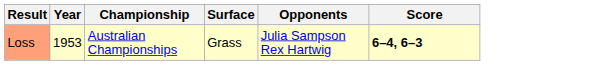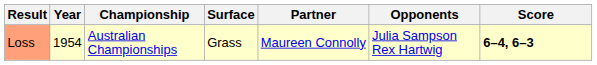+ column: (313, 14)
(67, 42) 1953 -> (67, 42) 1954
